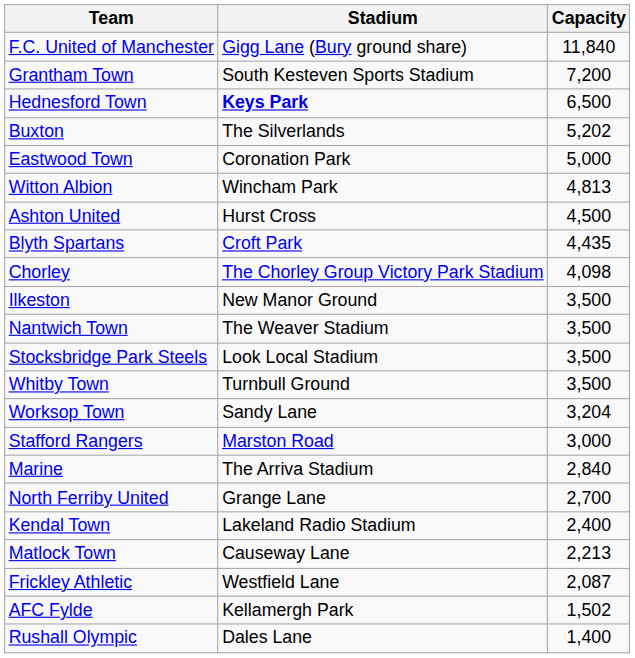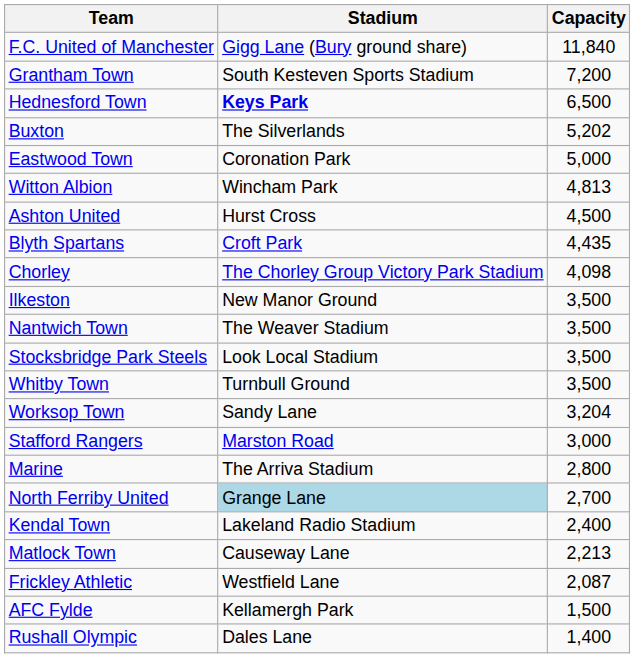(589, 469) 2,840 -> (589, 469) 2,800
(274, 497) no background -> (274, 497) lightblue background
(589, 610) 1,502 -> (589, 610) 1,500
